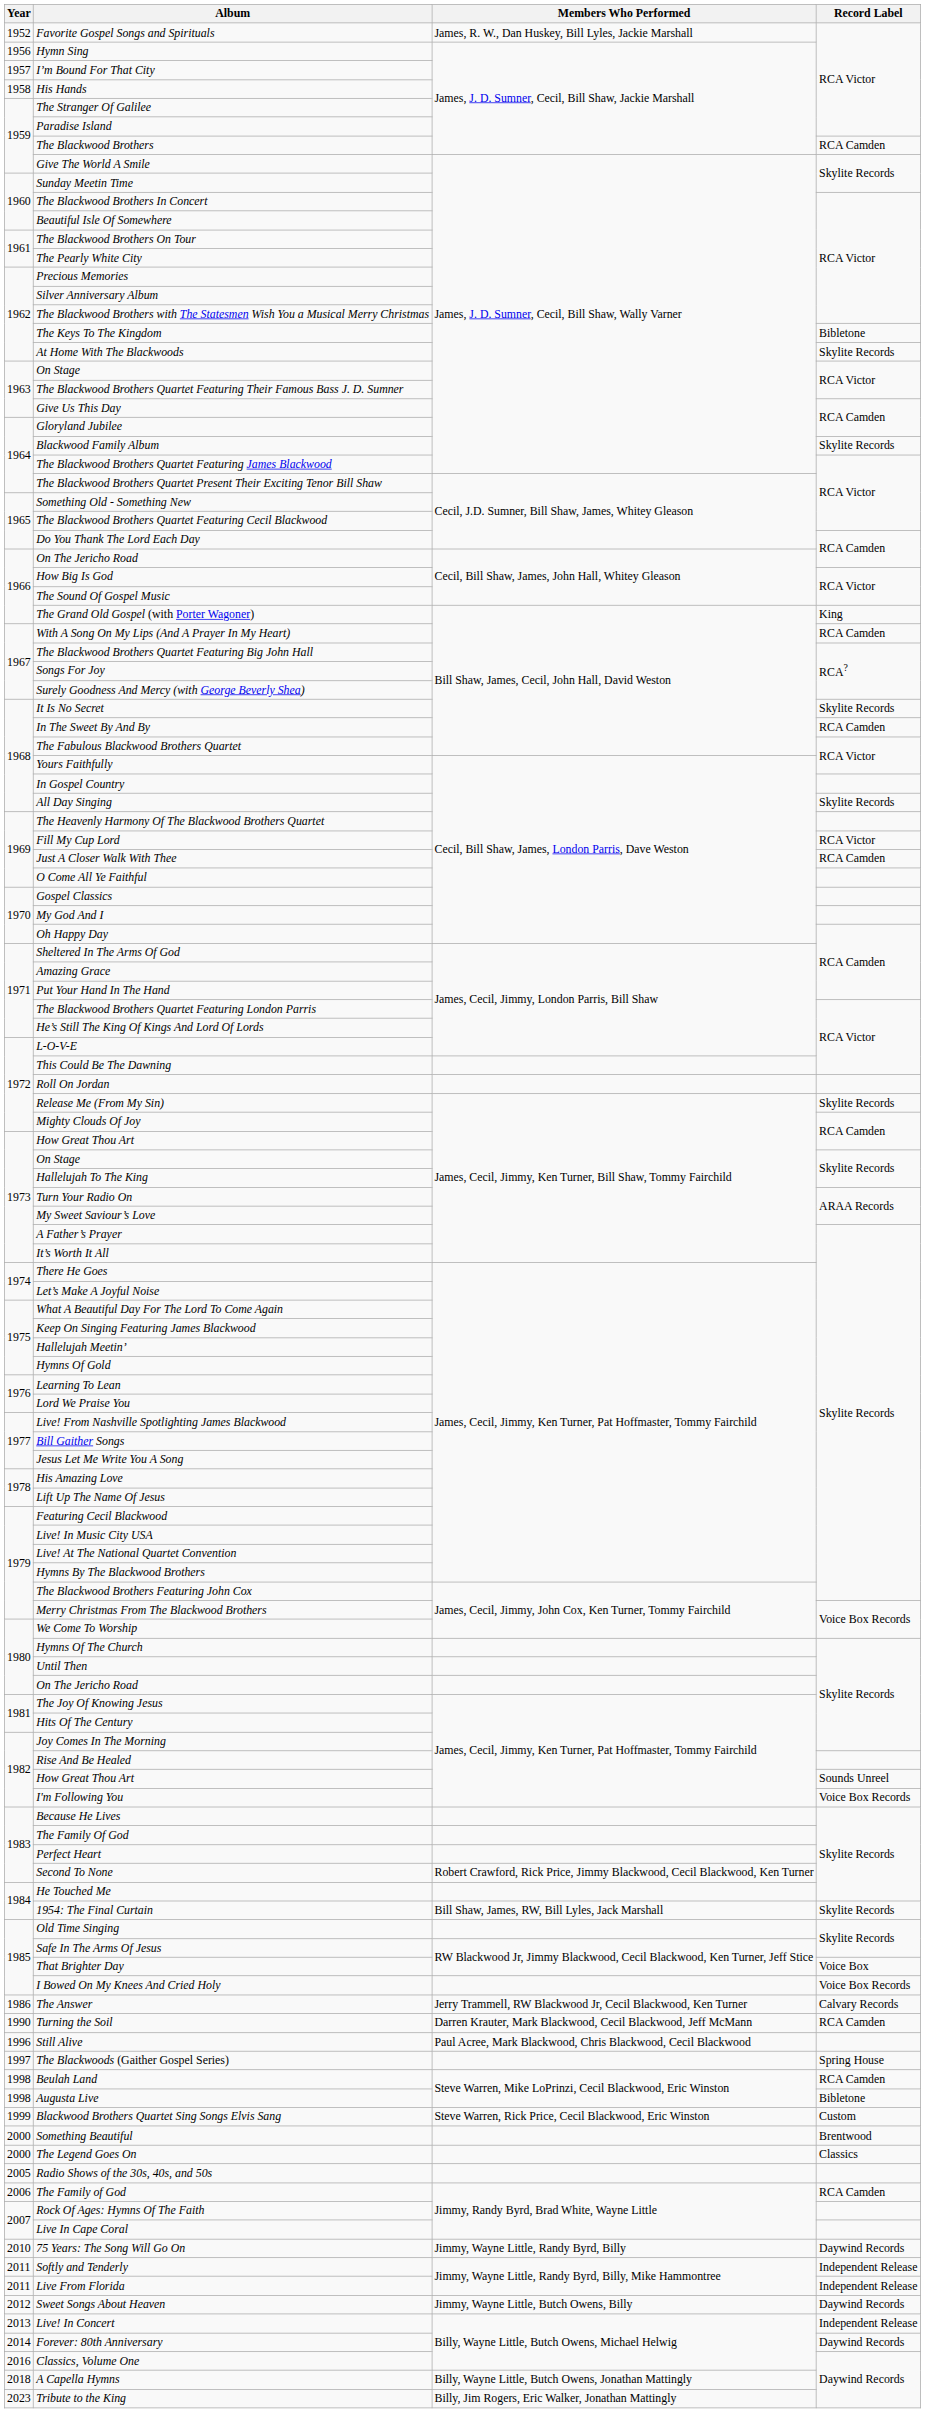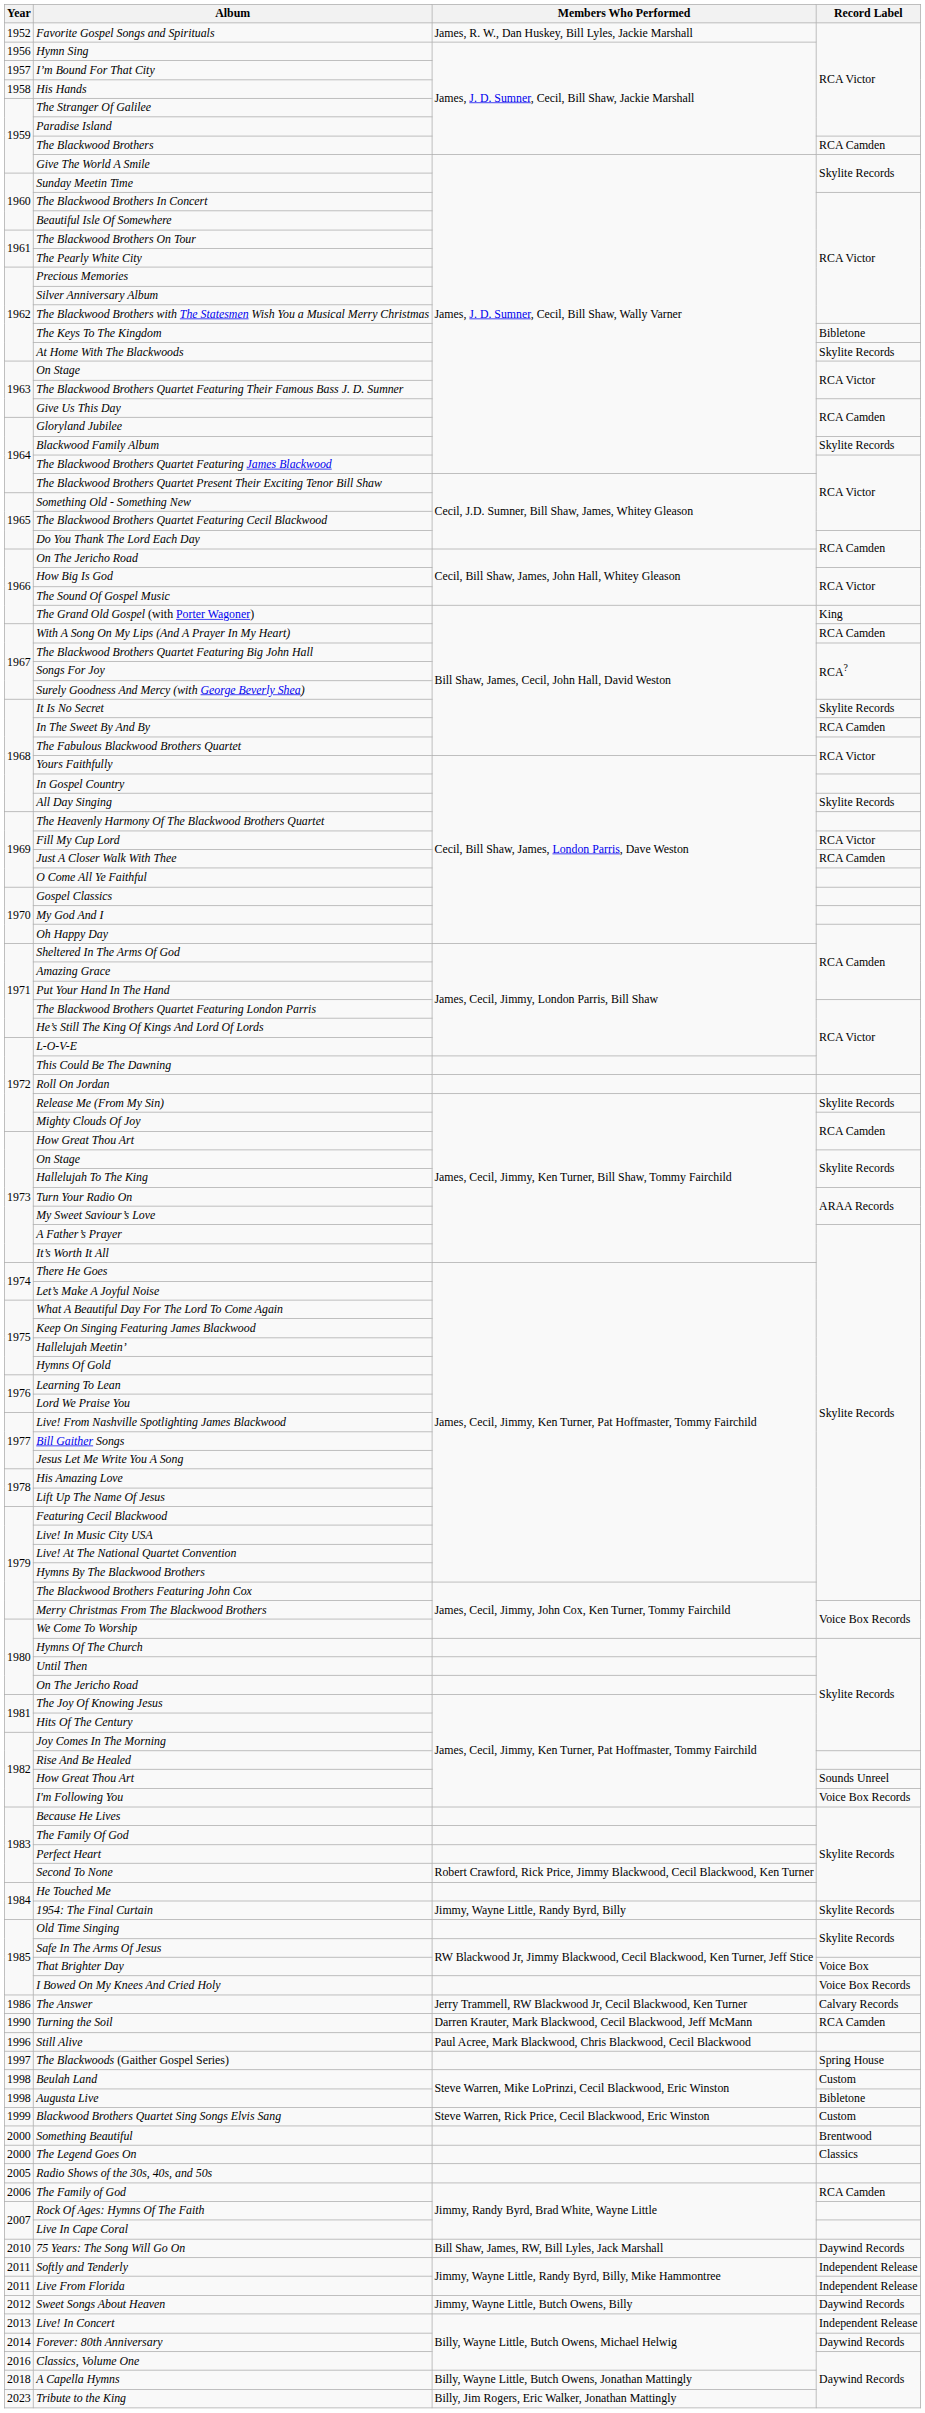(549, 1910) Bill Shaw, James, RW, Bill Lyles, Jack Marshall -> (530, 1910) Jimmy, Wayne Little, Randy Byrd, Billy
(852, 2079) RCA Camden -> (838, 2079) Custom
(530, 2248) Jimmy, Wayne Little, Randy Byrd, Billy -> (549, 2248) Bill Shaw, James, RW, Bill Lyles, Jack Marshall
